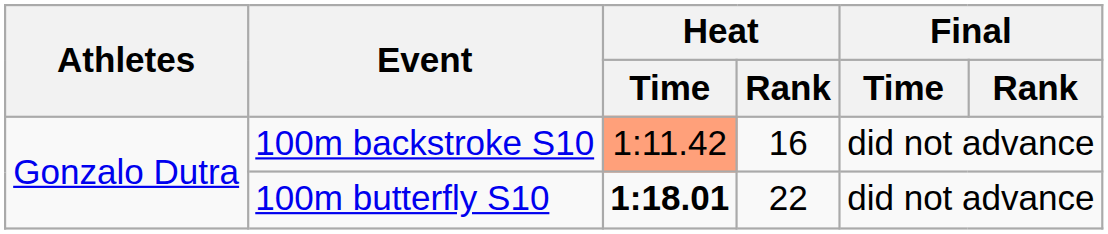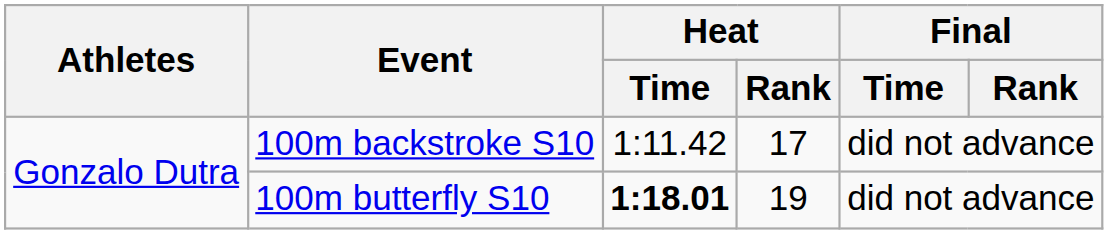(670, 143) lightsalmon background -> (670, 143) no background
(788, 143) 16 -> (788, 143) 17
(788, 198) 22 -> (788, 198) 19
